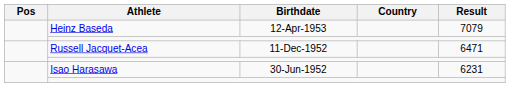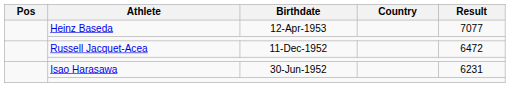(472, 28) 7079 -> (472, 28) 7077
(472, 49) 6471 -> (472, 49) 6472
